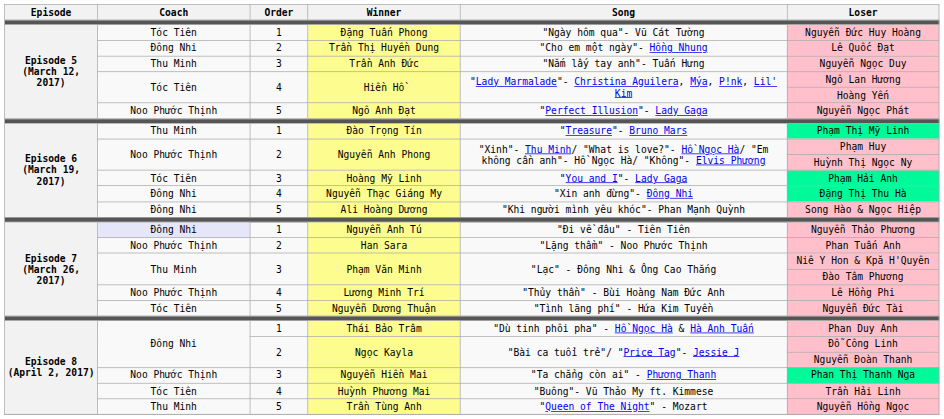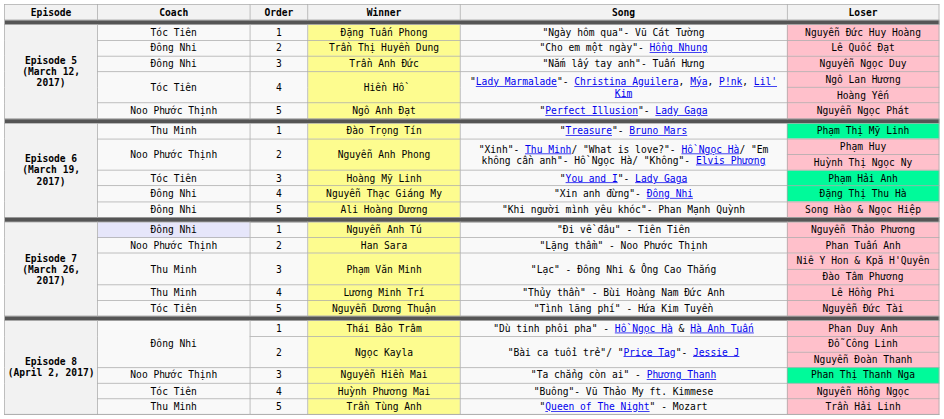(174, 64) Thu Minh -> (174, 64) Đông Nhi
(174, 292) Noo Phước Thịnh -> (174, 292) Thu Minh
(863, 391) Trần Hải Linh -> (863, 391) Nguyễn Hồng Ngọc
(863, 407) Nguyễn Hồng Ngọc -> (863, 407) Trần Hải Linh
